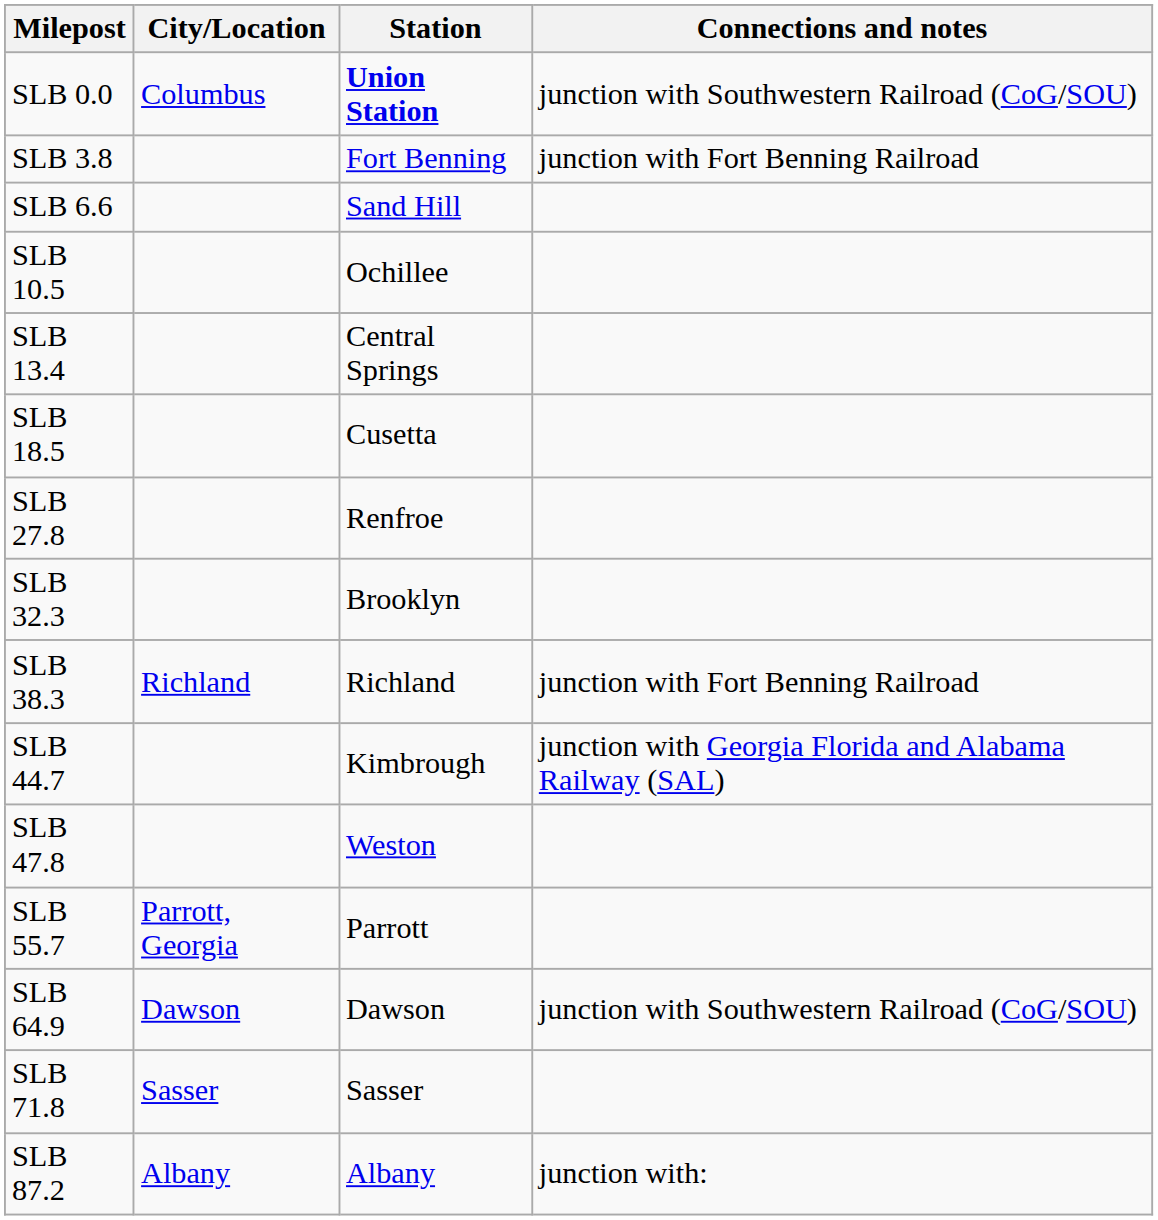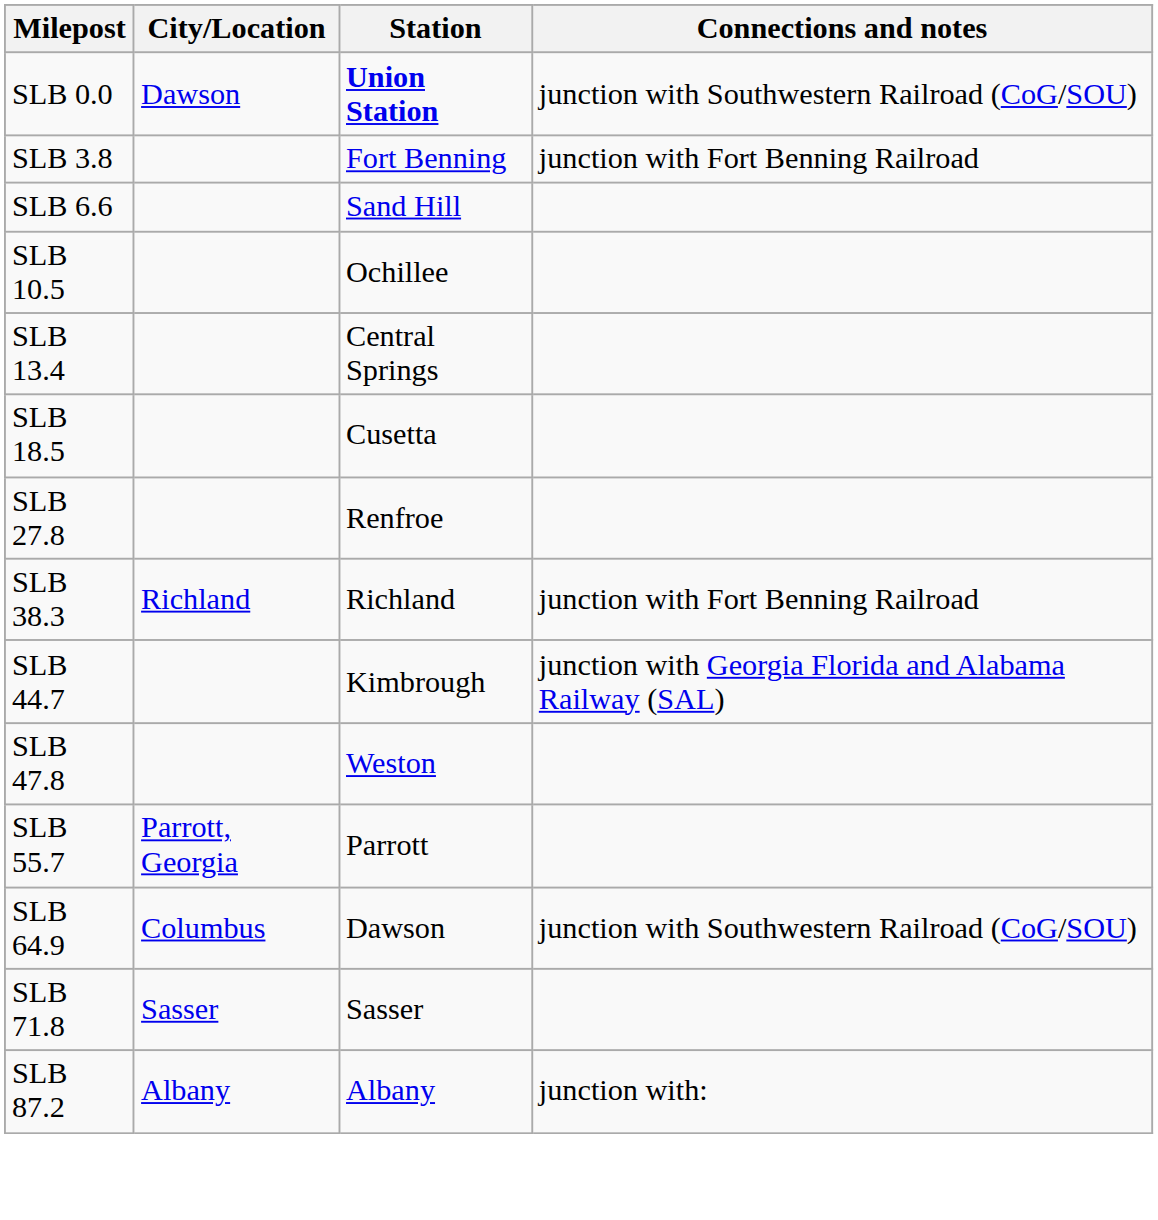(203, 93) Columbus -> (191, 93) Dawson
- row: (40, 599)
(191, 1009) Dawson -> (203, 927) Columbus
